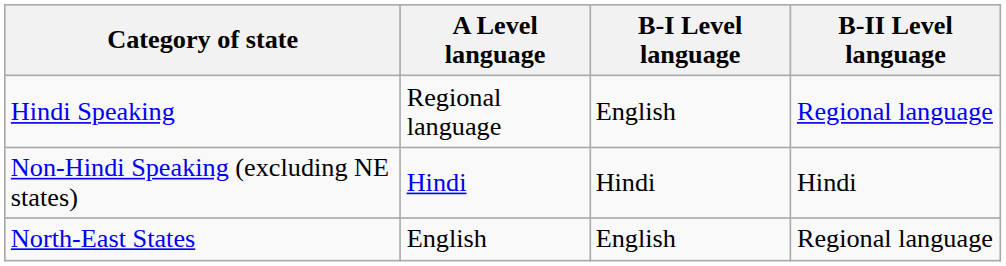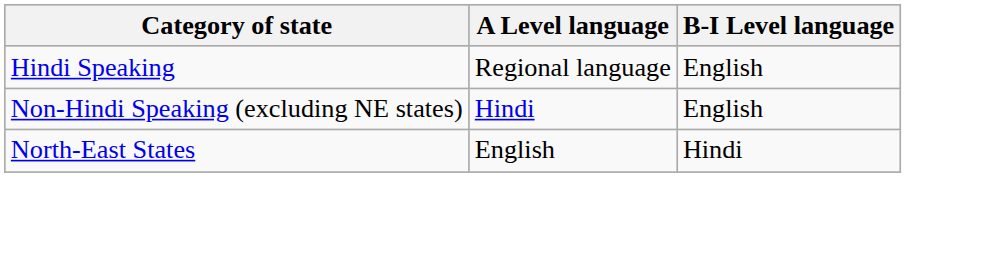- column: (896, 40)
(626, 182) Hindi -> (723, 108) English
(636, 238) English -> (713, 150) Hindi
